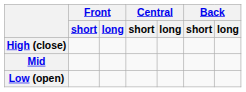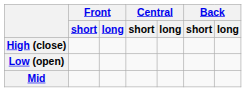rows swapped: (36, 62) <-> (36, 78)
